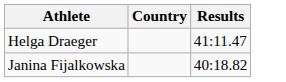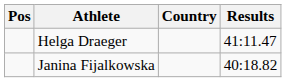+ column: (19, 16)
